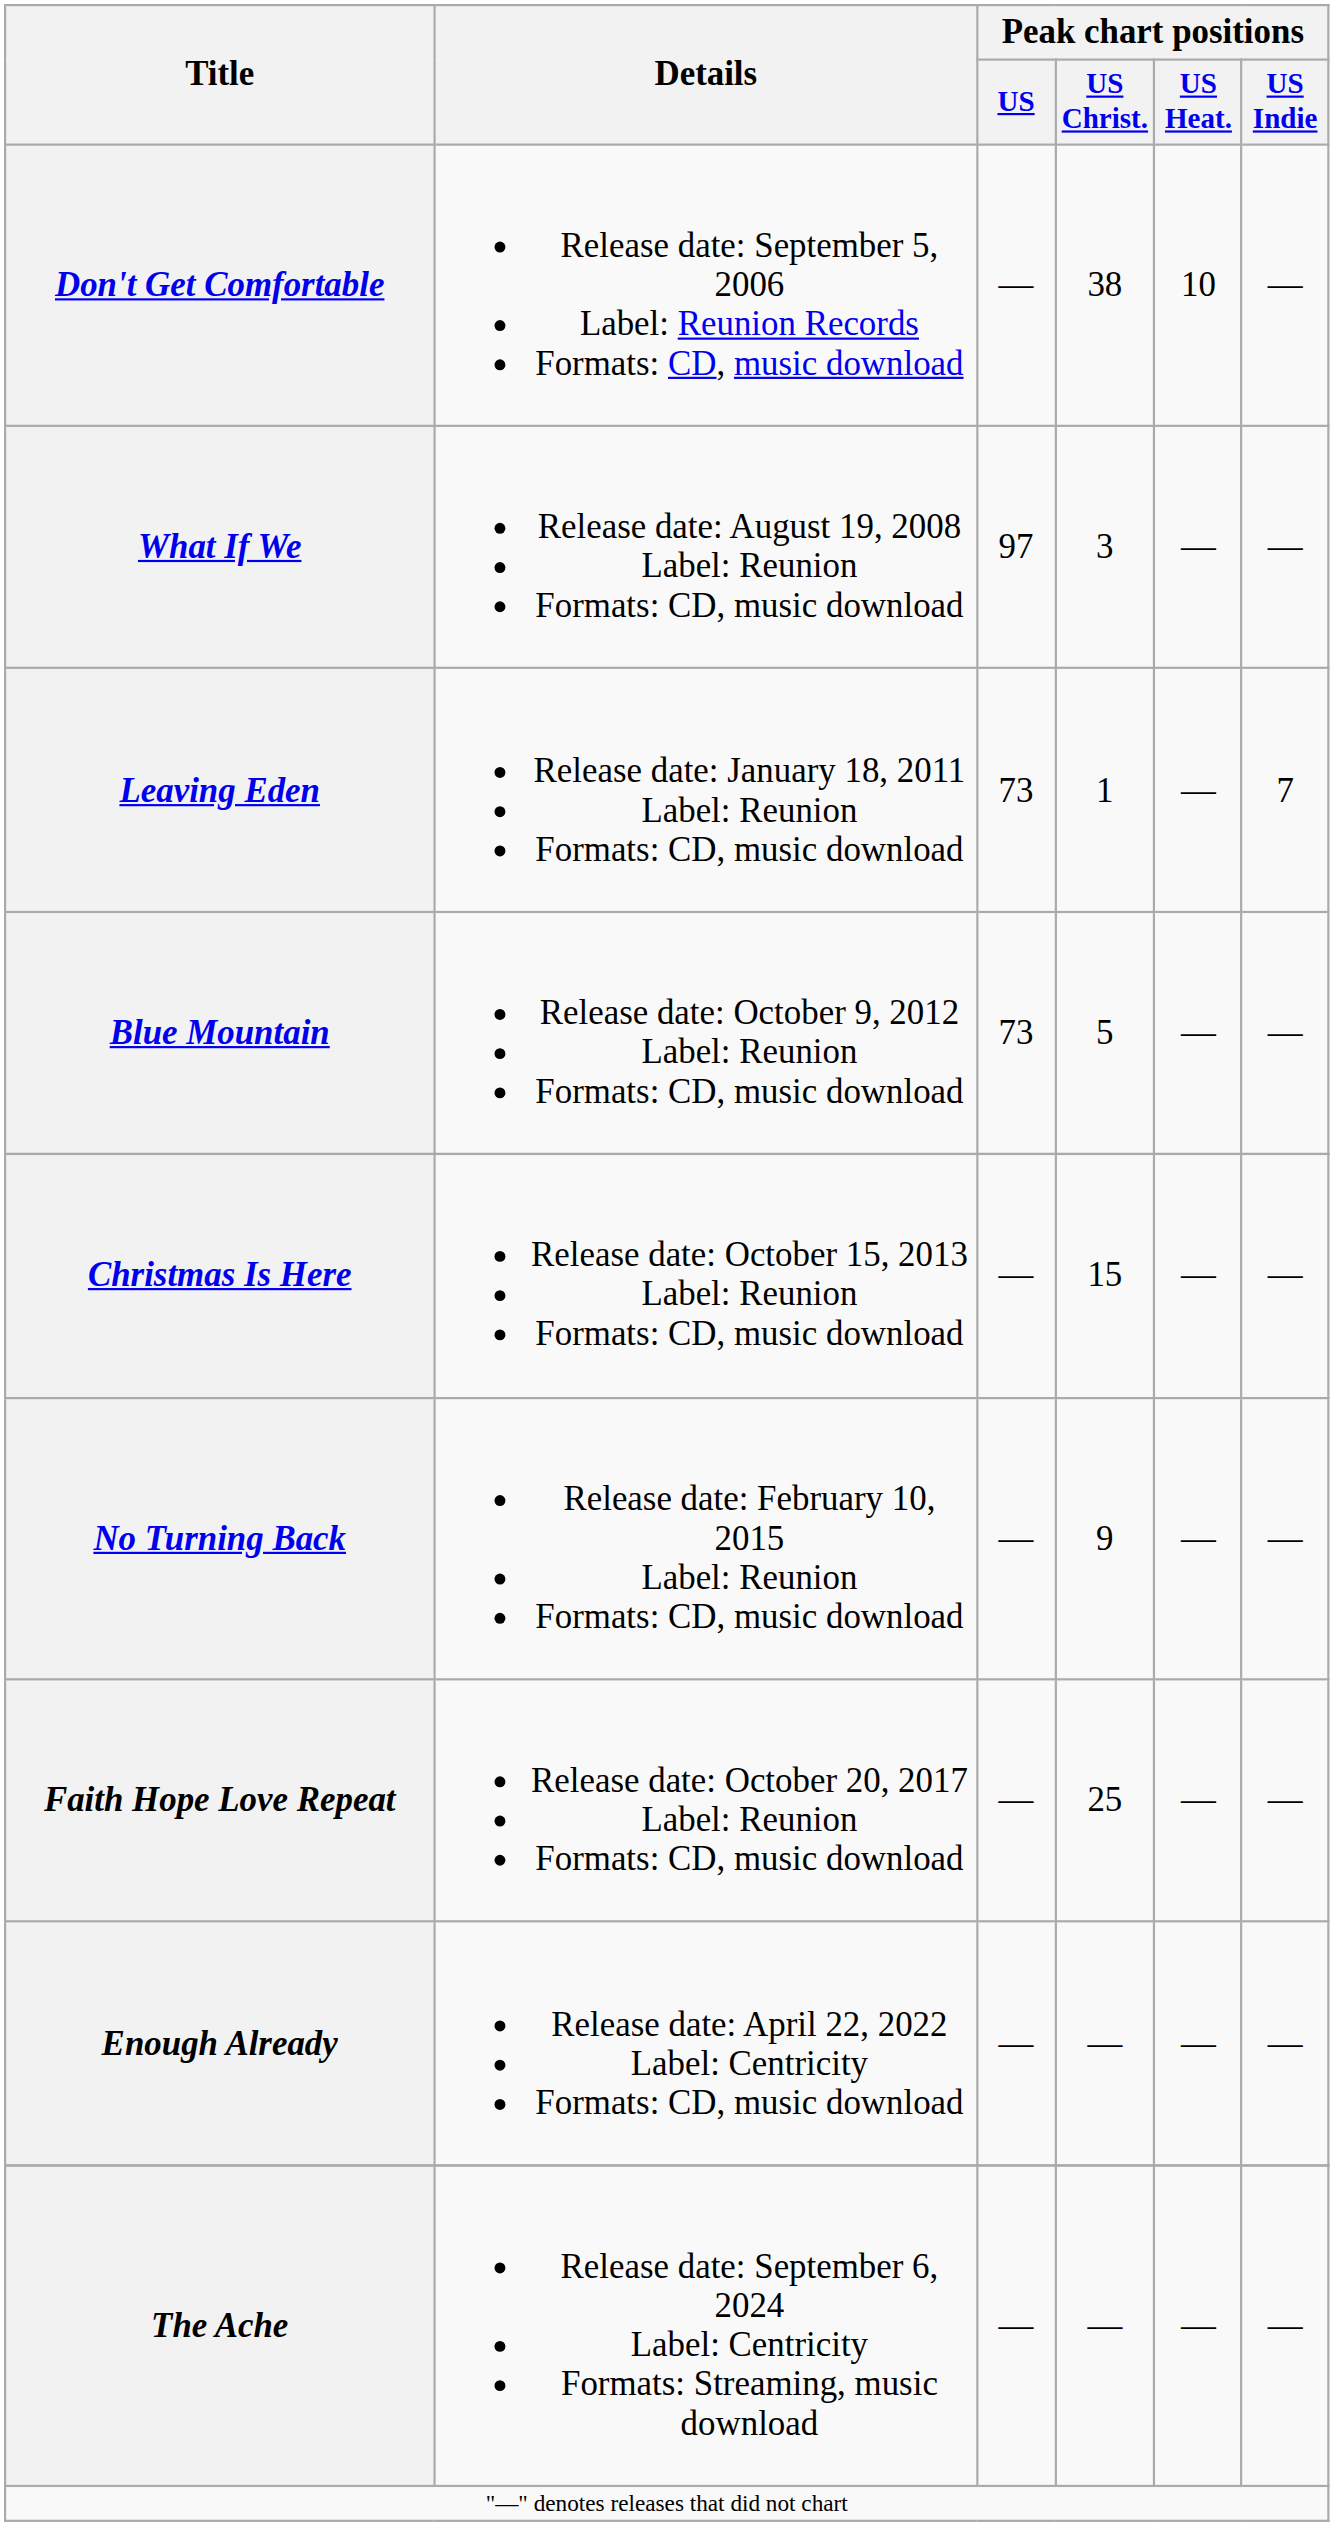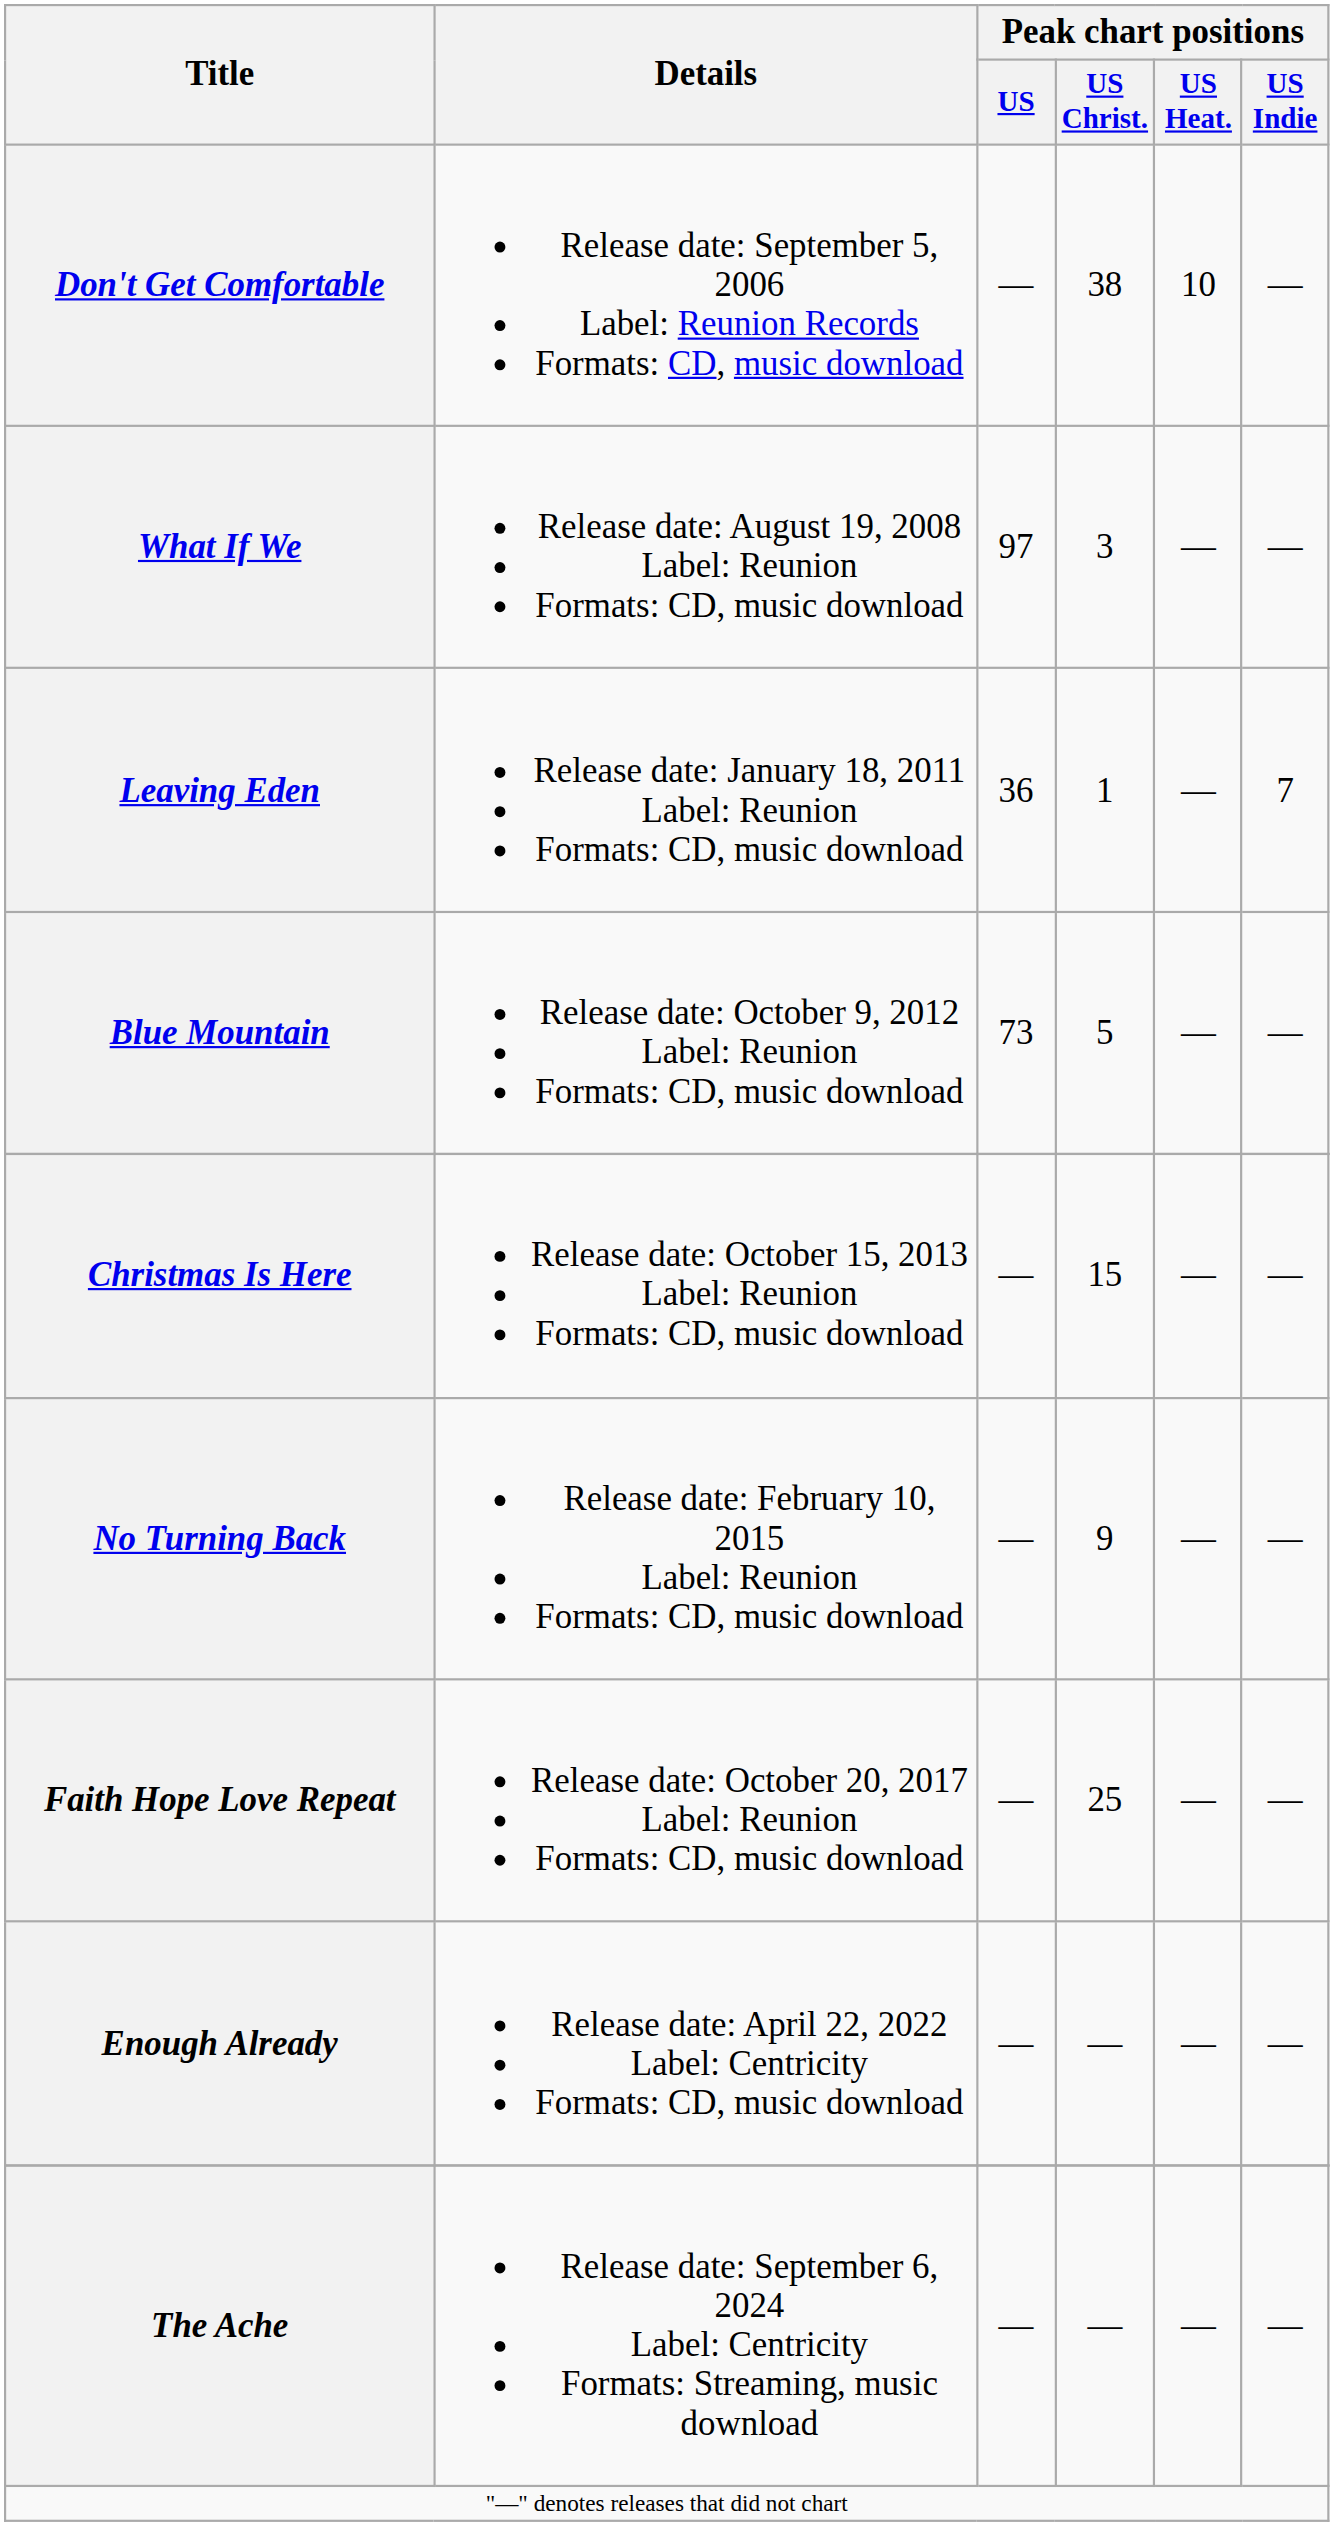(1016, 789) 73 -> (1016, 789) 36
